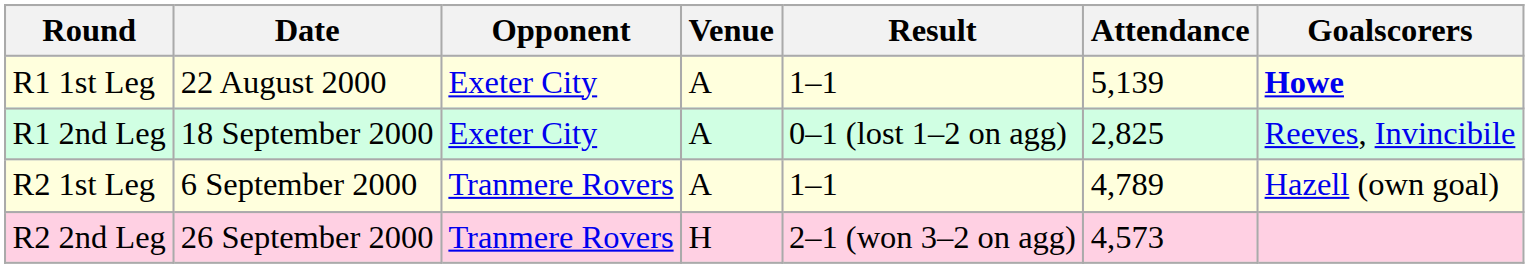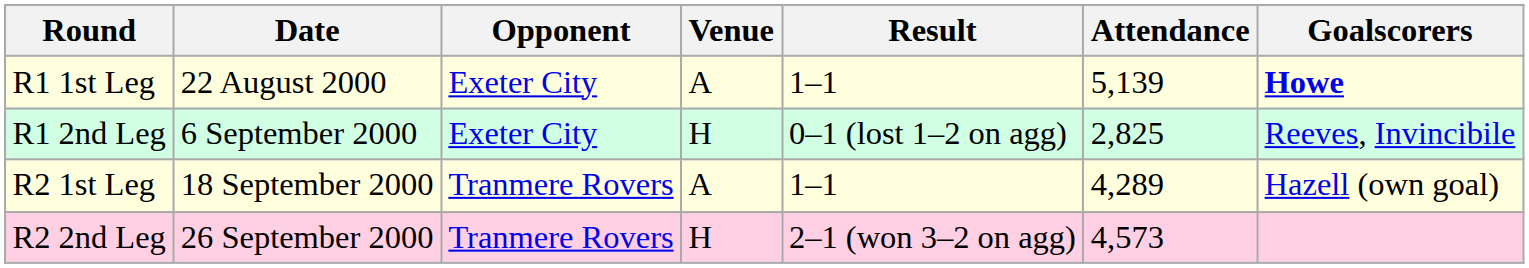(307, 133) 18 September 2000 -> (299, 133) 6 September 2000
(700, 133) A -> (700, 133) H
(299, 184) 6 September 2000 -> (307, 184) 18 September 2000
(1127, 184) 4,789 -> (1127, 184) 4,289
